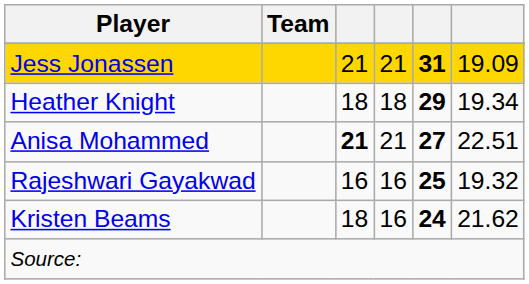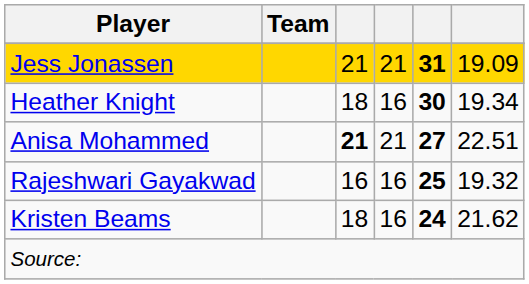(393, 102) 18 -> (393, 102) 16
(432, 102) 29 -> (432, 102) 30
